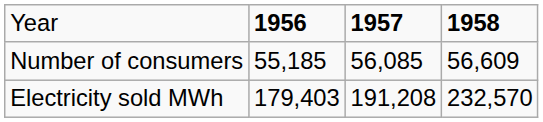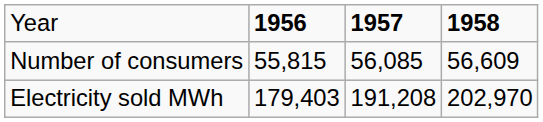(290, 60) 55,185 -> (290, 60) 55,815
(490, 98) 232,570 -> (490, 98) 202,970
